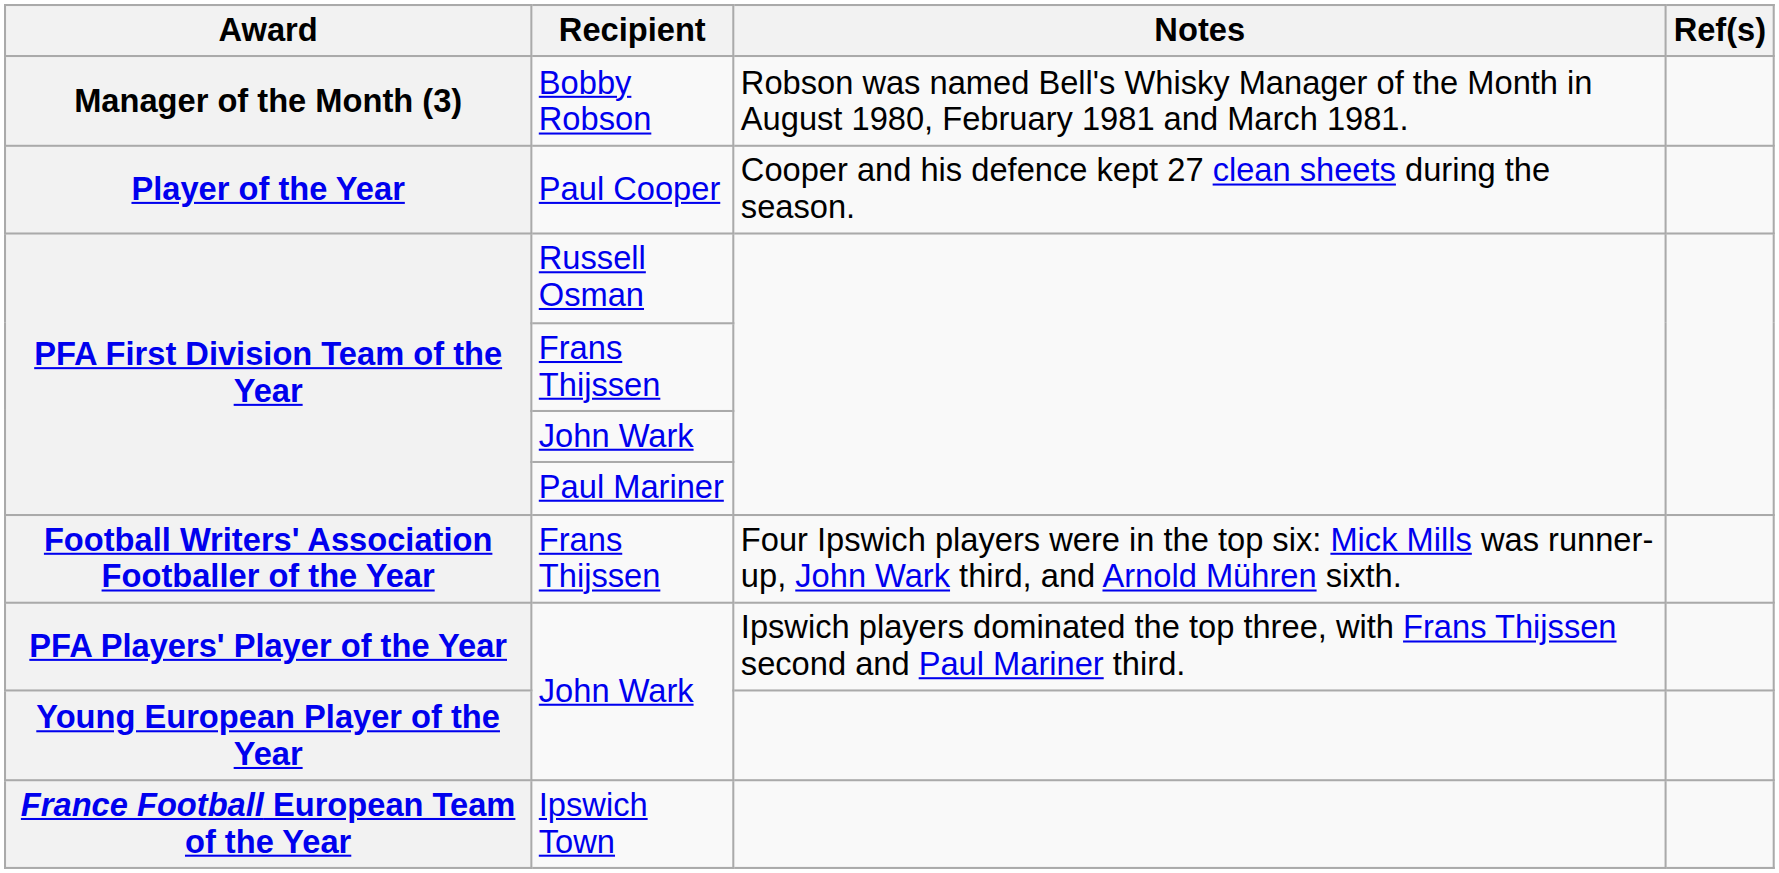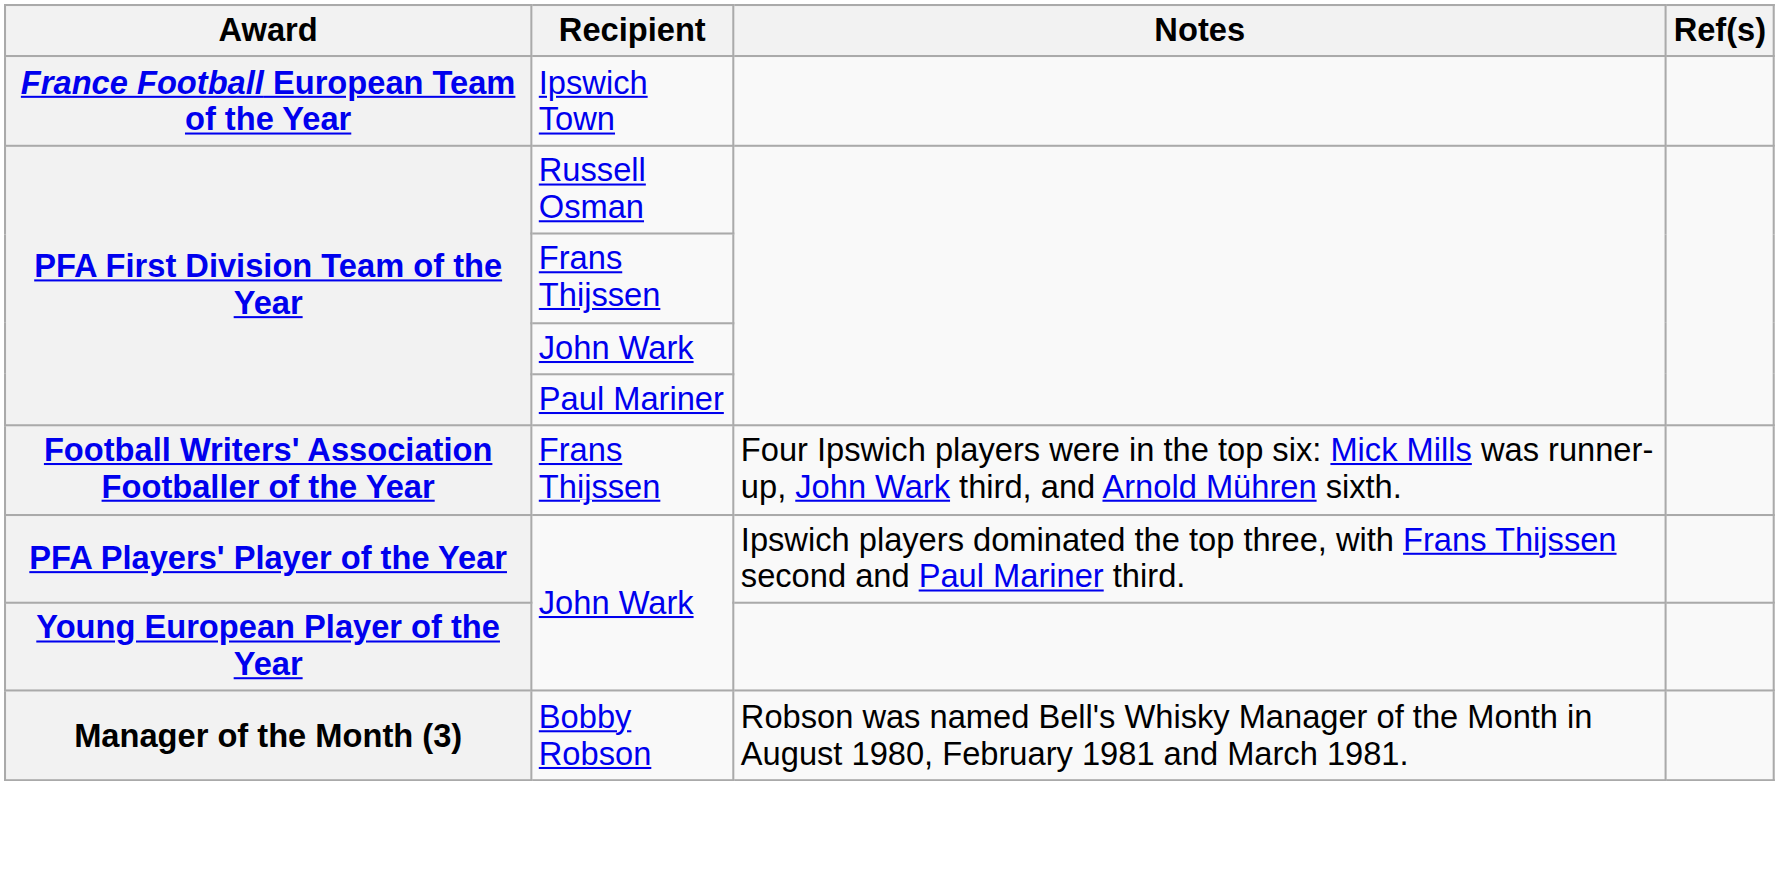rows swapped: (268, 100) <-> (268, 823)
- row: (268, 188)
